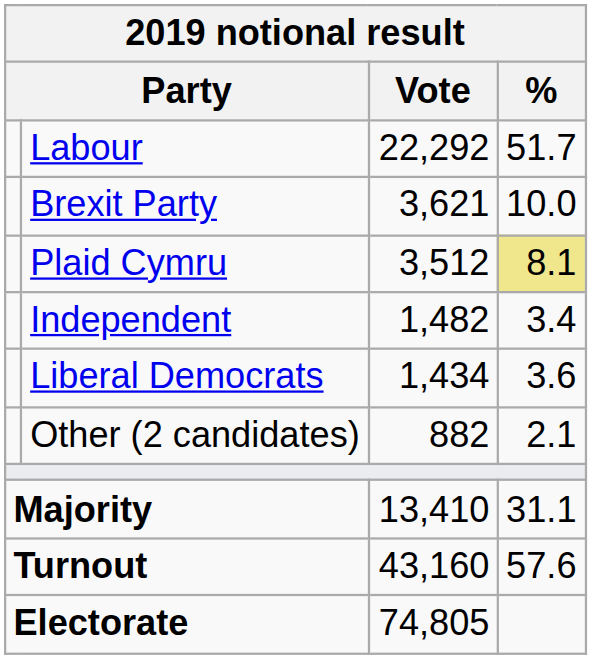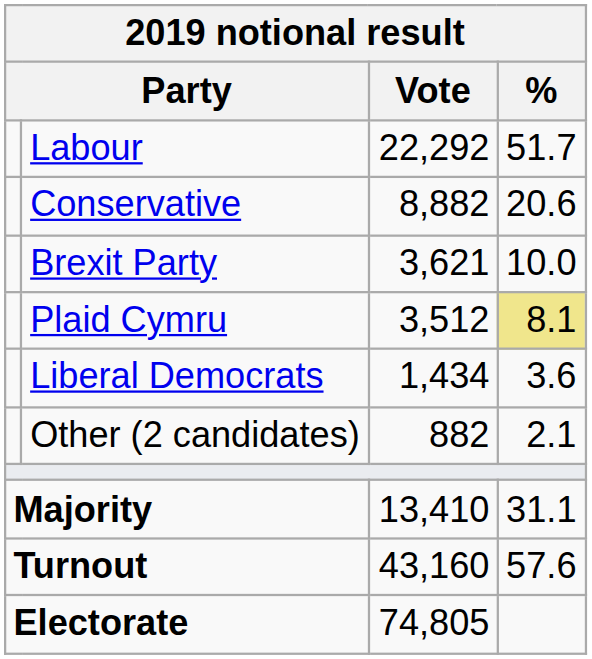+ row: (136, 205)
- row: (131, 319)
